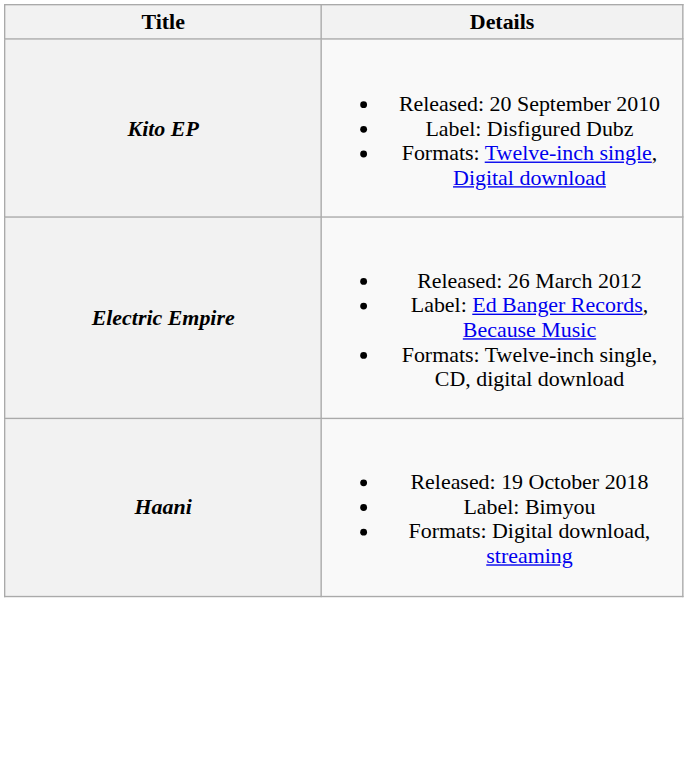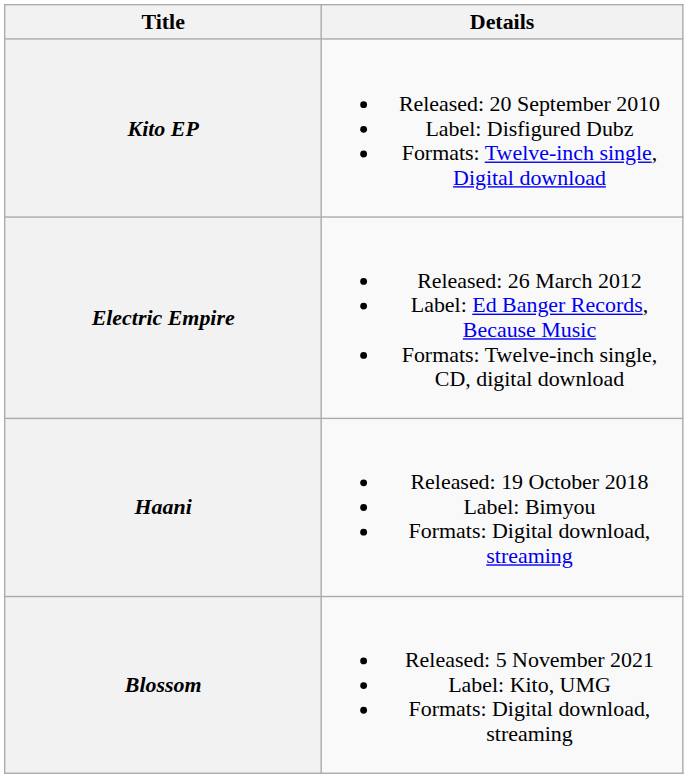+ row: (163, 684)
